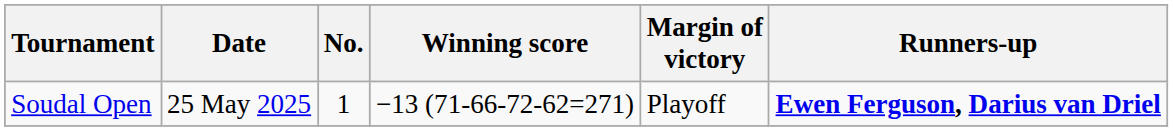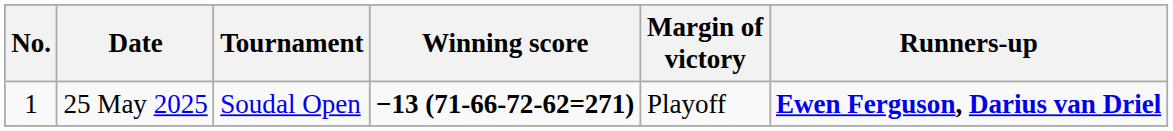columns swapped: (344, 43) <-> (83, 43)
(505, 103) normal -> (505, 103) bold
